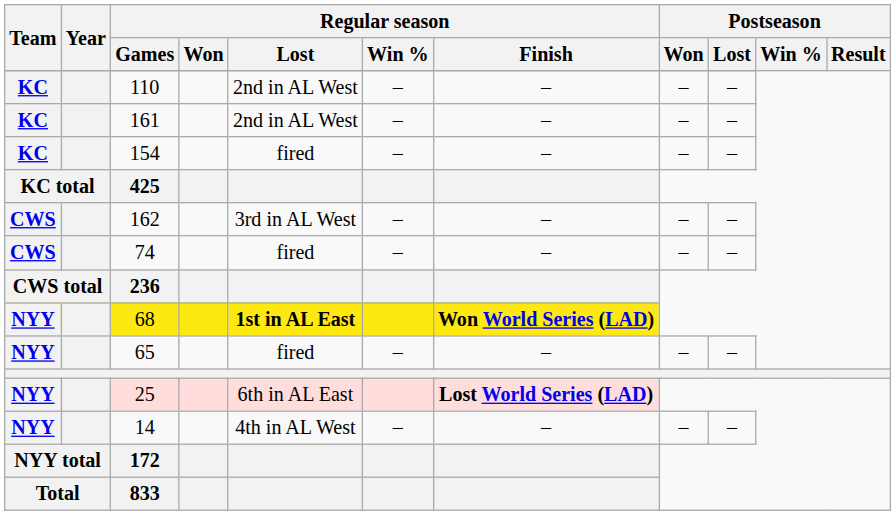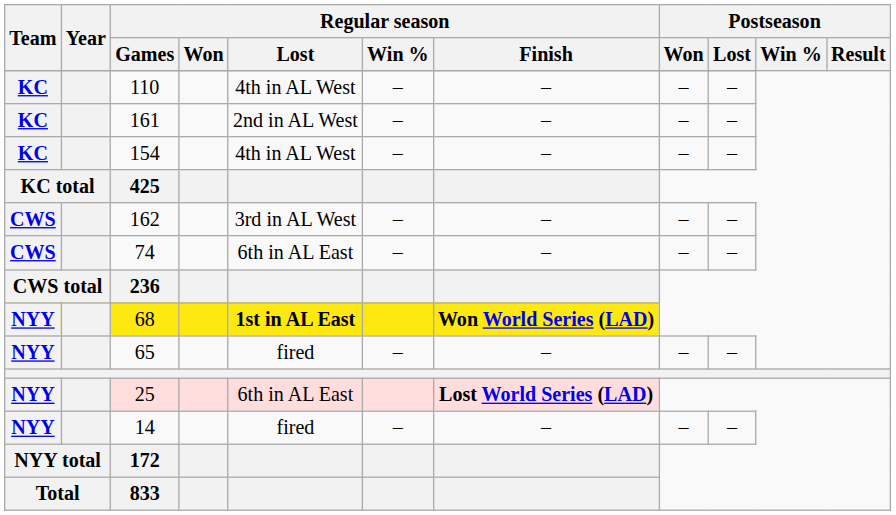(295, 87) 2nd in AL West -> (295, 87) 4th in AL West
(295, 153) fired -> (295, 153) 4th in AL West
(295, 252) fired -> (295, 252) 6th in AL East
(295, 427) 4th in AL West -> (295, 427) fired
